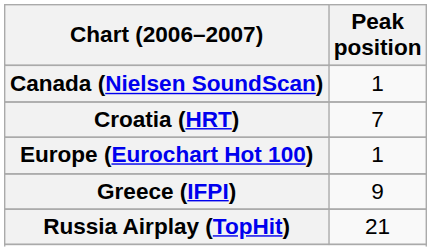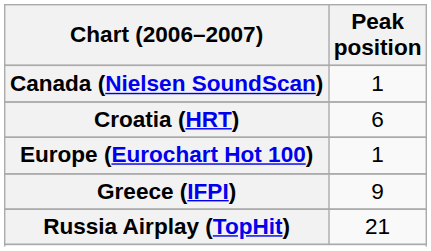(378, 119) 7 -> (378, 119) 6
